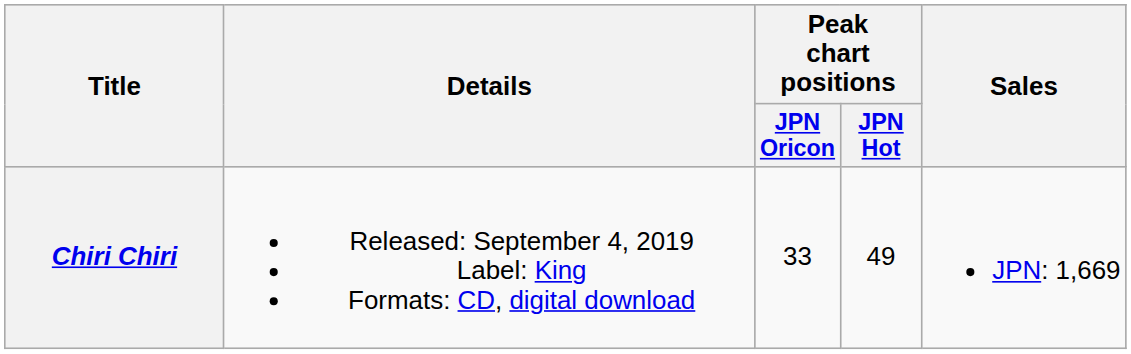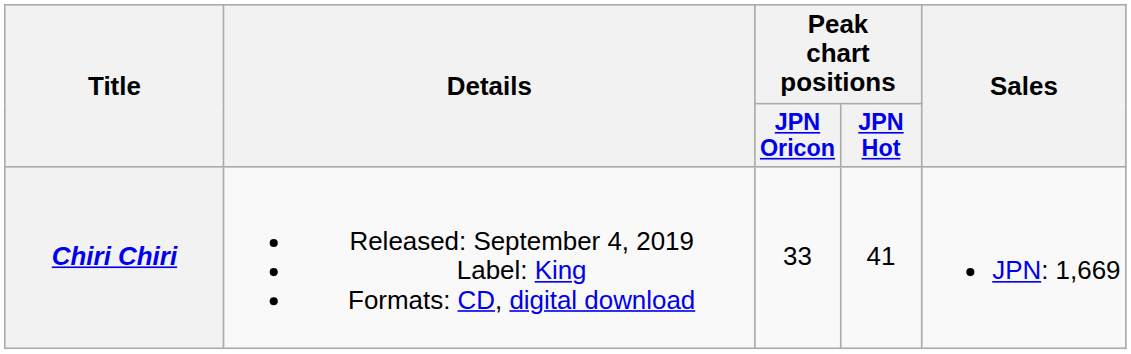(881, 256) 49 -> (881, 256) 41
